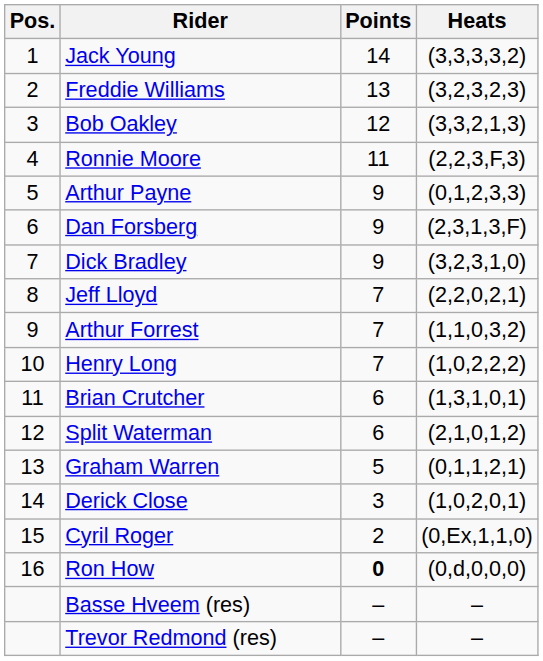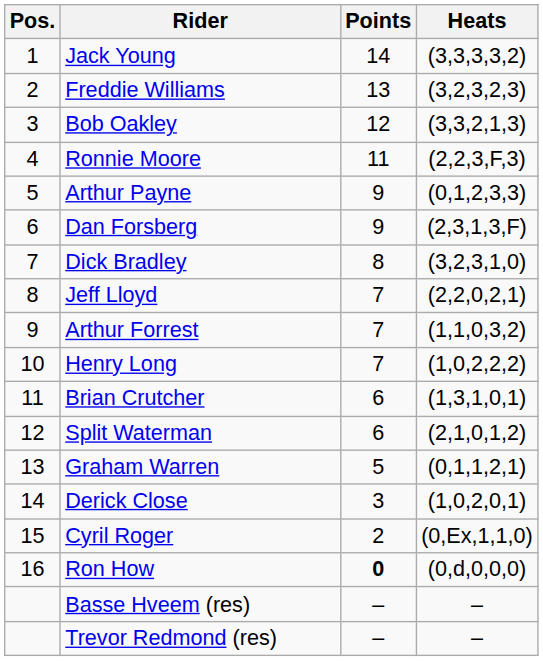(378, 261) 9 -> (378, 261) 8
